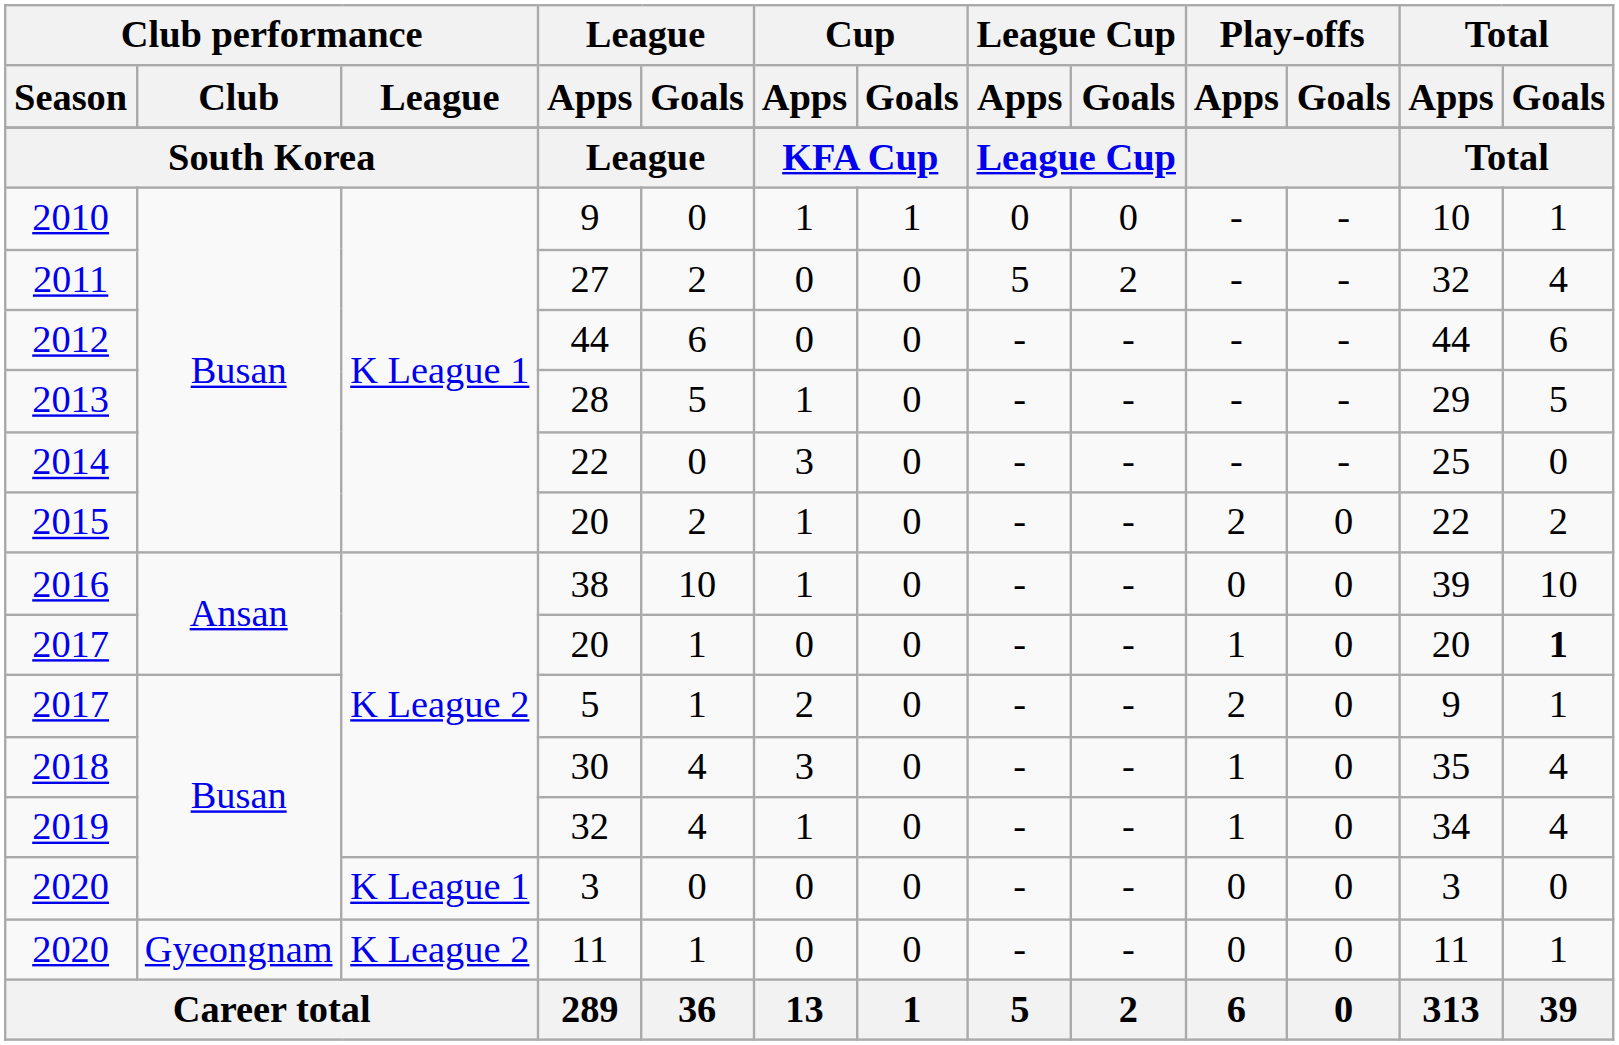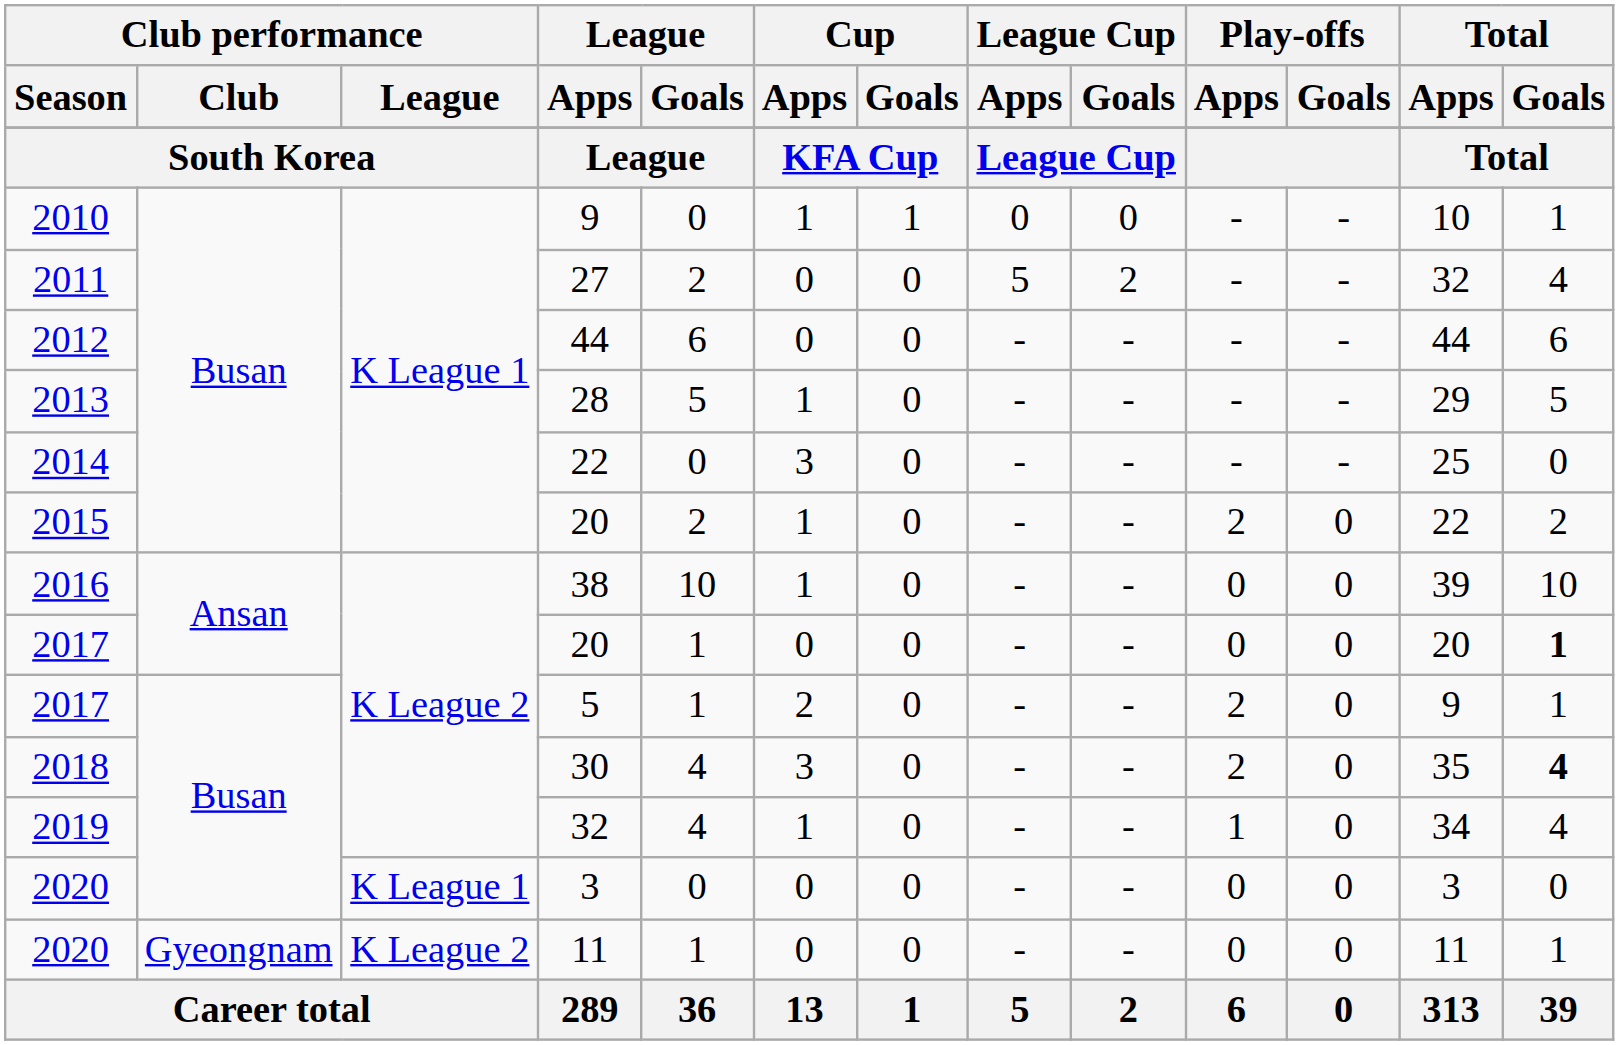(1236, 643) 1 -> (1236, 643) 0
(1236, 765) 1 -> (1236, 765) 2
(1558, 765) normal -> (1558, 765) bold
